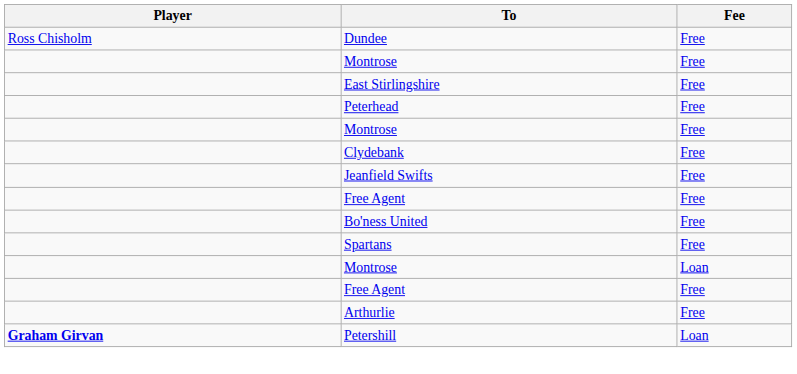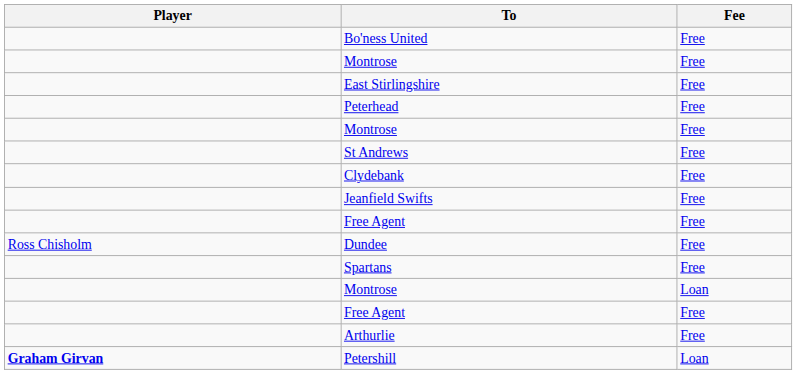rows swapped: (365, 38) <-> (386, 221)
+ row: (376, 152)
